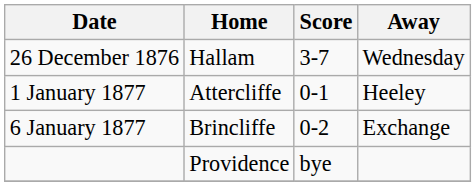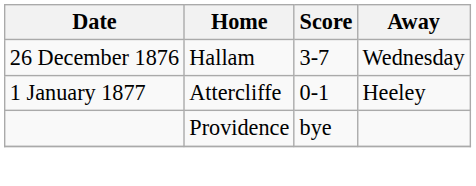- row: (78, 127)
